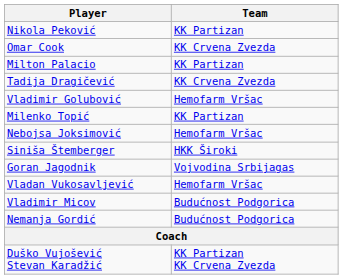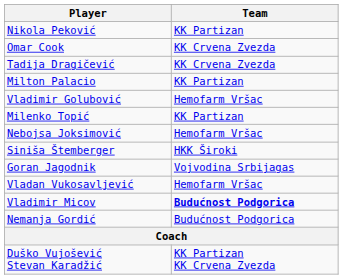rows swapped: (61, 82) <-> (51, 64)
(234, 202) normal -> (234, 202) bold
